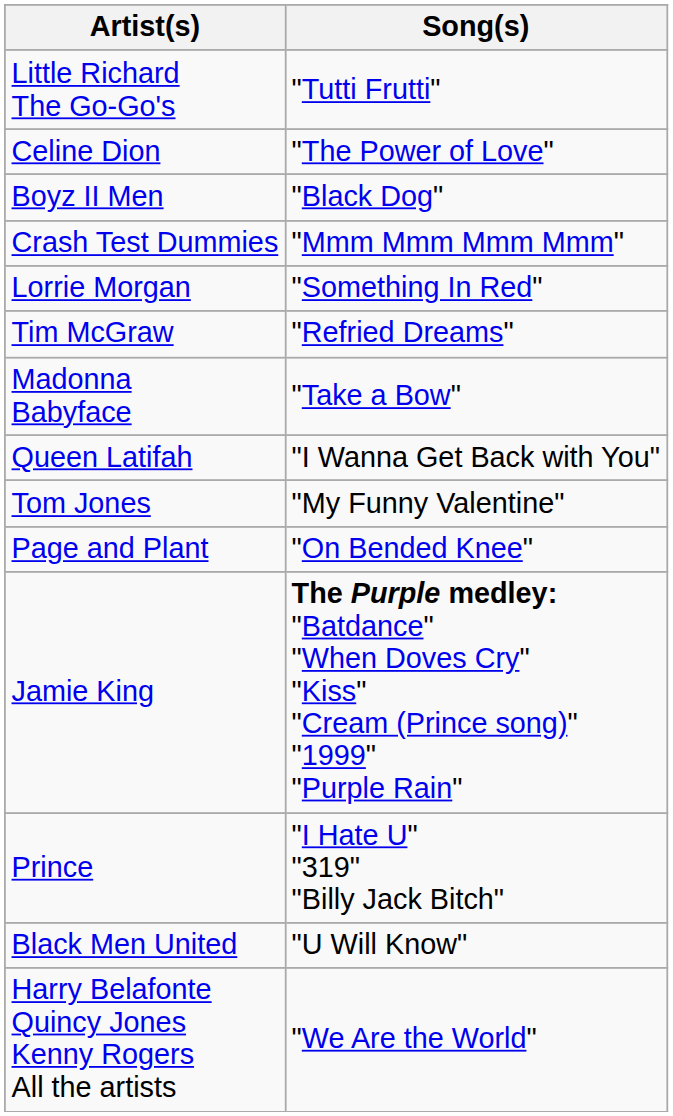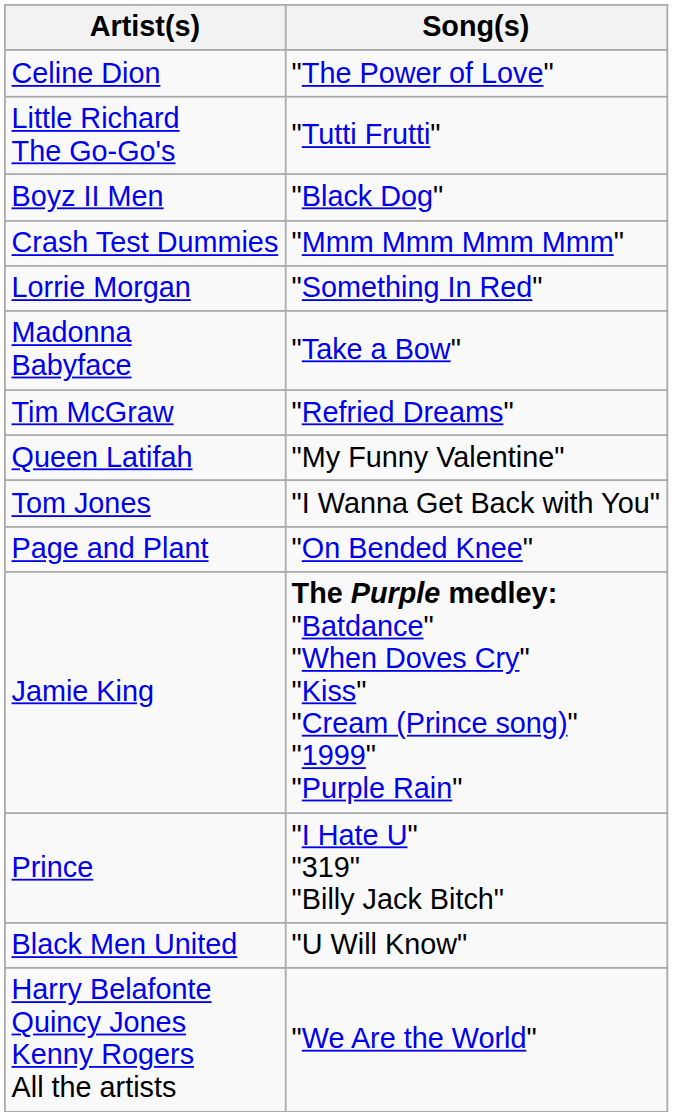rows swapped: (96, 89) <-> (86, 151)
rows swapped: (72, 395) <-> (93, 333)
(476, 457) "I Wanna Get Back with You" -> (428, 457) "My Funny Valentine"
(428, 503) "My Funny Valentine" -> (476, 503) "I Wanna Get Back with You"
